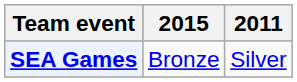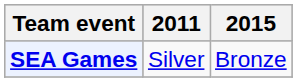columns swapped: (258, 23) <-> (184, 23)
